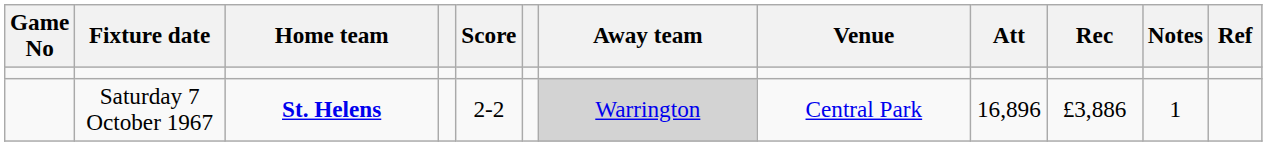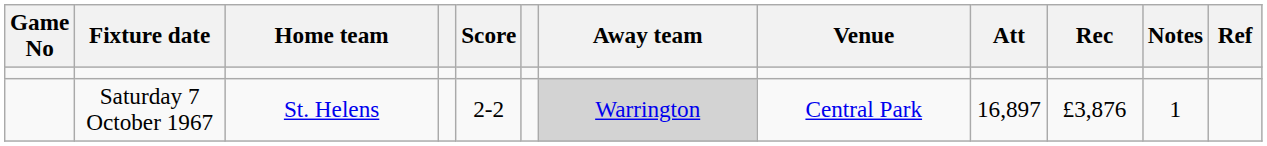(332, 109) bold -> (332, 109) normal
(1009, 109) 16,896 -> (1009, 109) 16,897
(1095, 109) £3,886 -> (1095, 109) £3,876
